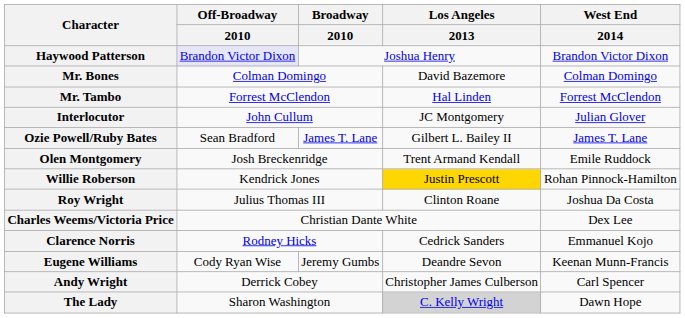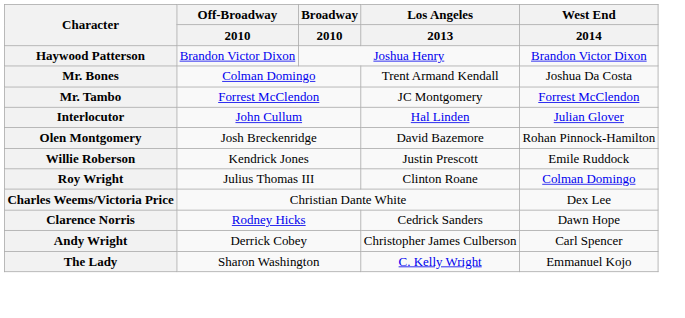(237, 55) lavender background -> (237, 55) no background
(462, 76) David Bazemore -> (440, 76) Trent Armand Kendall
(610, 76) Colman Domingo -> (589, 76) Joshua Da Costa
(462, 96) Hal Linden -> (440, 96) JC Montgomery
(462, 117) JC Montgomery -> (440, 117) Hal Linden
- row: (91, 138)
(462, 158) Trent Armand Kendall -> (440, 138) David Bazemore
(610, 158) Emile Ruddock -> (589, 138) Rohan Pinnock-Hamilton
(462, 179) gold background -> (440, 158) no background
(610, 179) Rohan Pinnock-Hamilton -> (589, 158) Emile Ruddock
(610, 199) Joshua Da Costa -> (589, 179) Colman Domingo
(610, 240) Emmanuel Kojo -> (589, 220) Dawn Hope
- row: (91, 261)
(462, 302) lightgrey background -> (440, 261) no background
(610, 302) Dawn Hope -> (589, 261) Emmanuel Kojo
